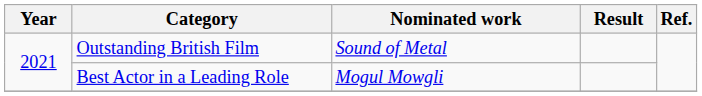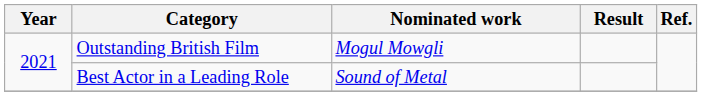(391, 47) Sound of Metal -> (389, 47) Mogul Mowgli
(389, 76) Mogul Mowgli -> (391, 76) Sound of Metal
